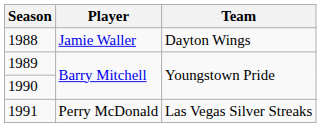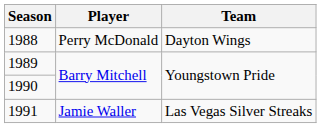(97, 39) Jamie Waller -> (108, 39) Perry McDonald
(108, 110) Perry McDonald -> (97, 110) Jamie Waller
